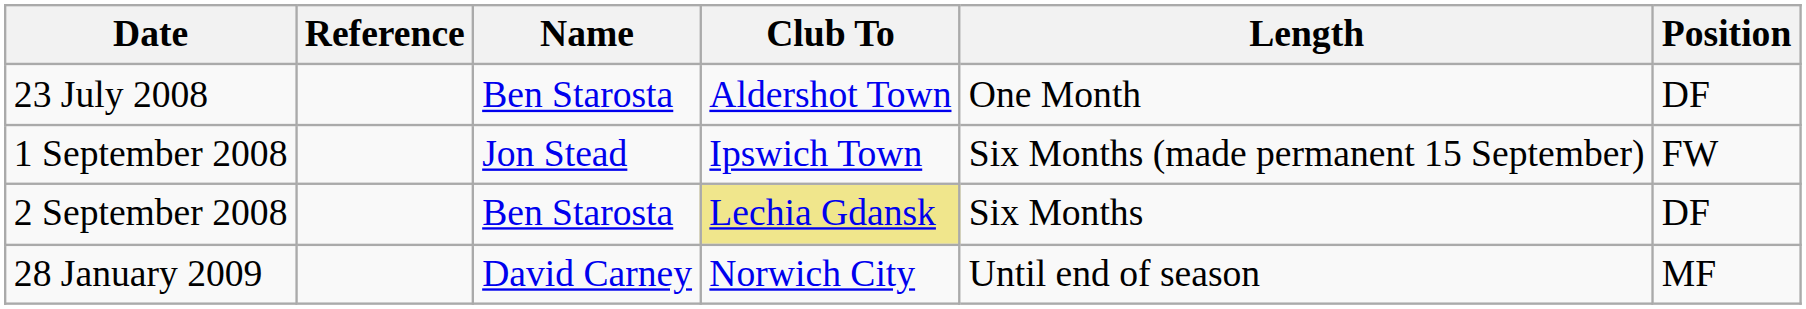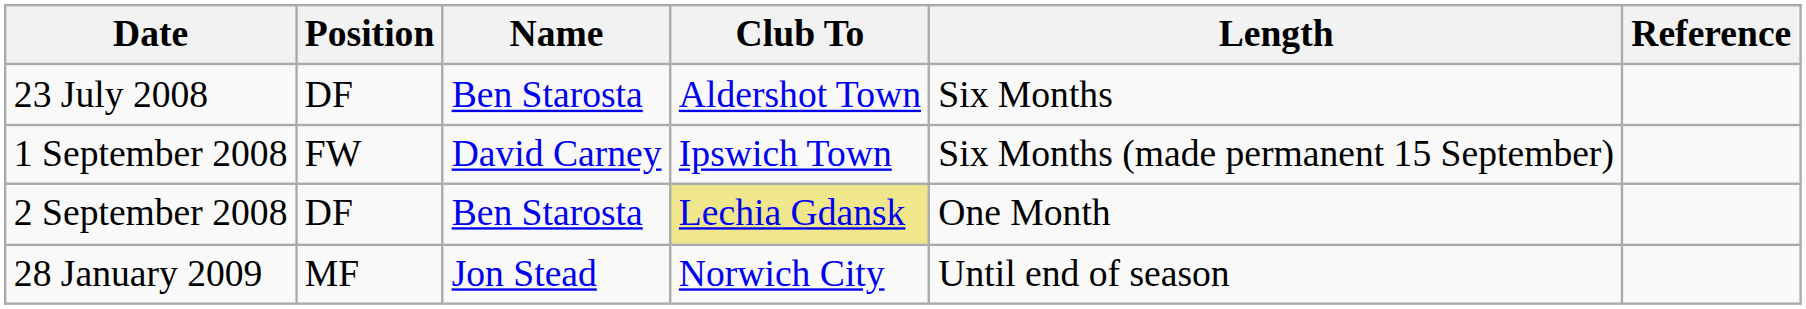columns swapped: (1727, 34) <-> (385, 34)
(1055, 93) One Month -> (1026, 93) Six Months
(555, 153) Jon Stead -> (557, 153) David Carney
(1056, 213) Six Months -> (1024, 213) One Month
(587, 272) David Carney -> (524, 272) Jon Stead
